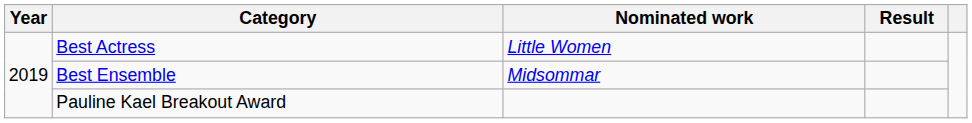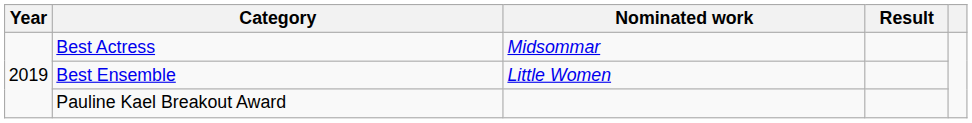(559, 46) Little Women -> (554, 46) Midsommar
(554, 74) Midsommar -> (559, 74) Little Women
